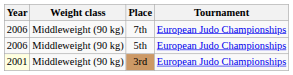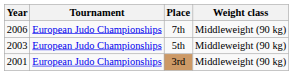columns swapped: (222, 12) <-> (78, 12)
(17, 45) 2006 -> (17, 45) 2003
(17, 62) lightyellow background -> (17, 62) no background
